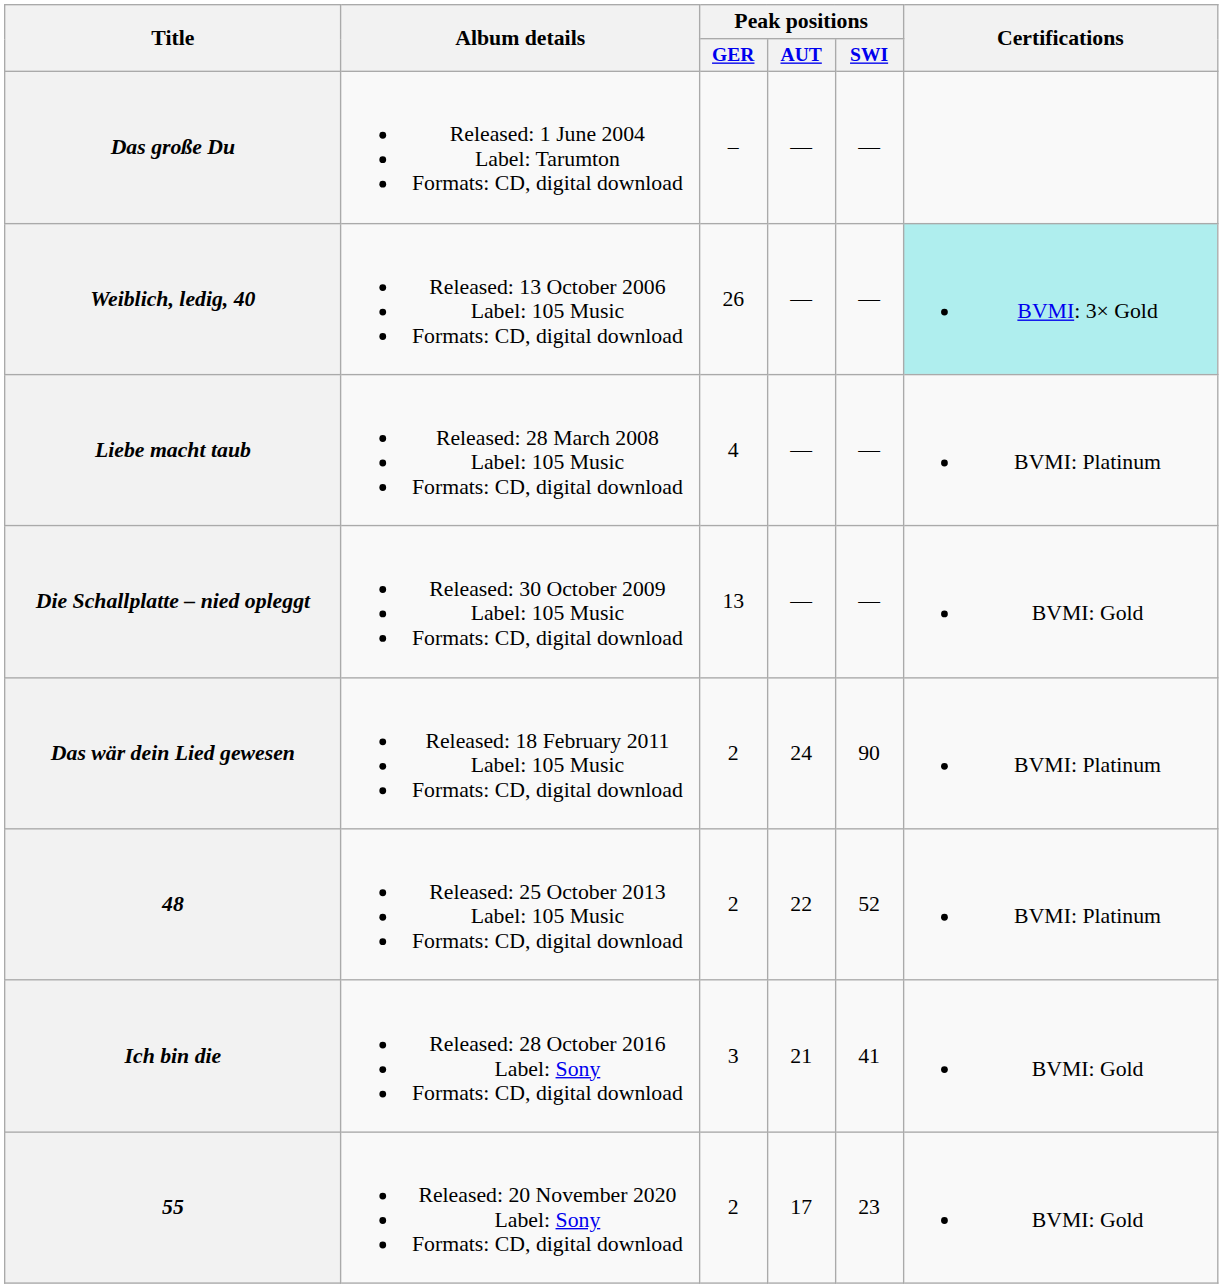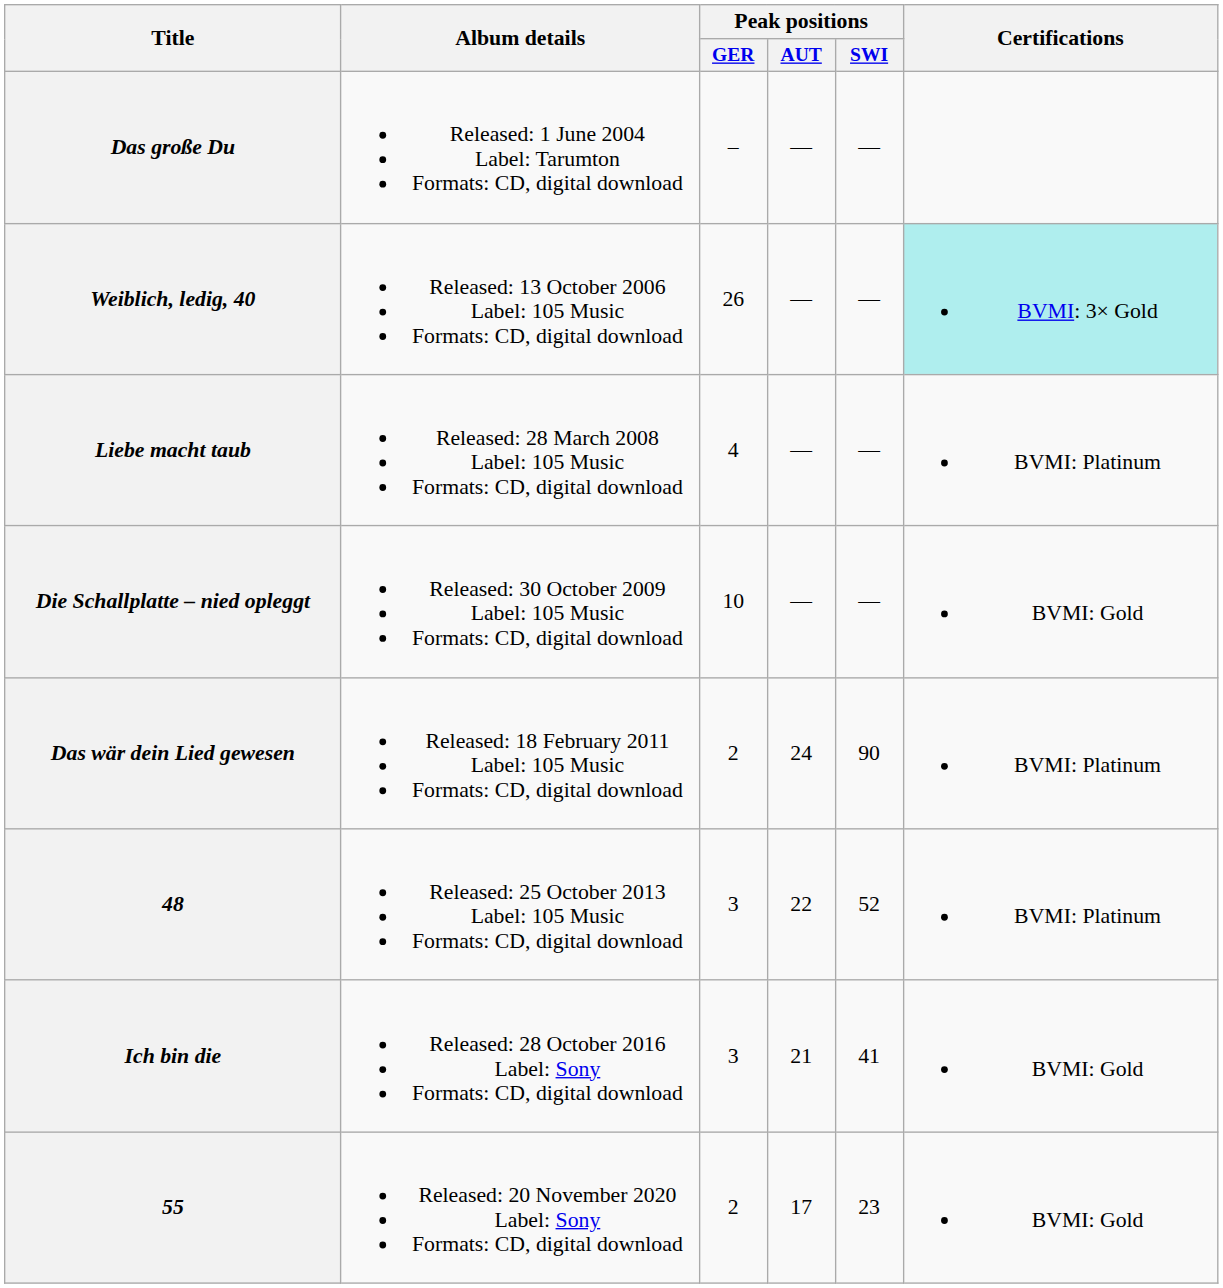(733, 601) 13 -> (733, 601) 10
(733, 904) 2 -> (733, 904) 3
